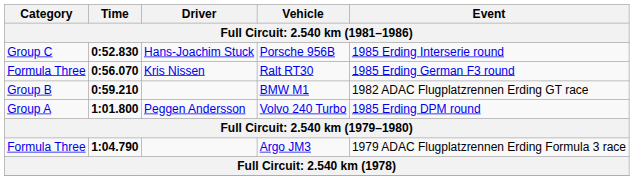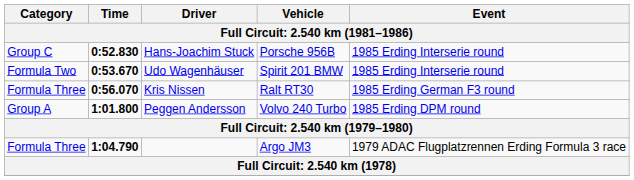+ row: (301, 71)
- row: (284, 90)
